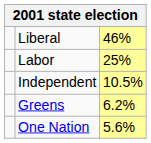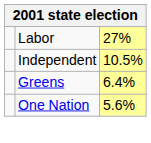- row: (39, 37)
(117, 60) 25% -> (117, 37) 27%
(119, 104) 6.2% -> (119, 82) 6.4%
